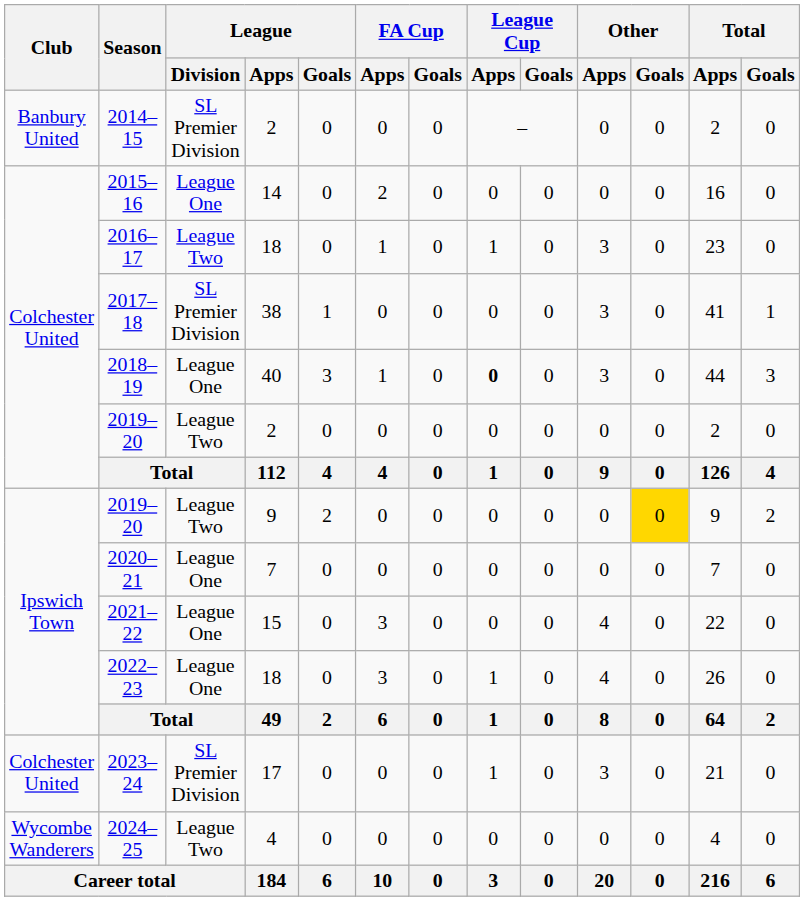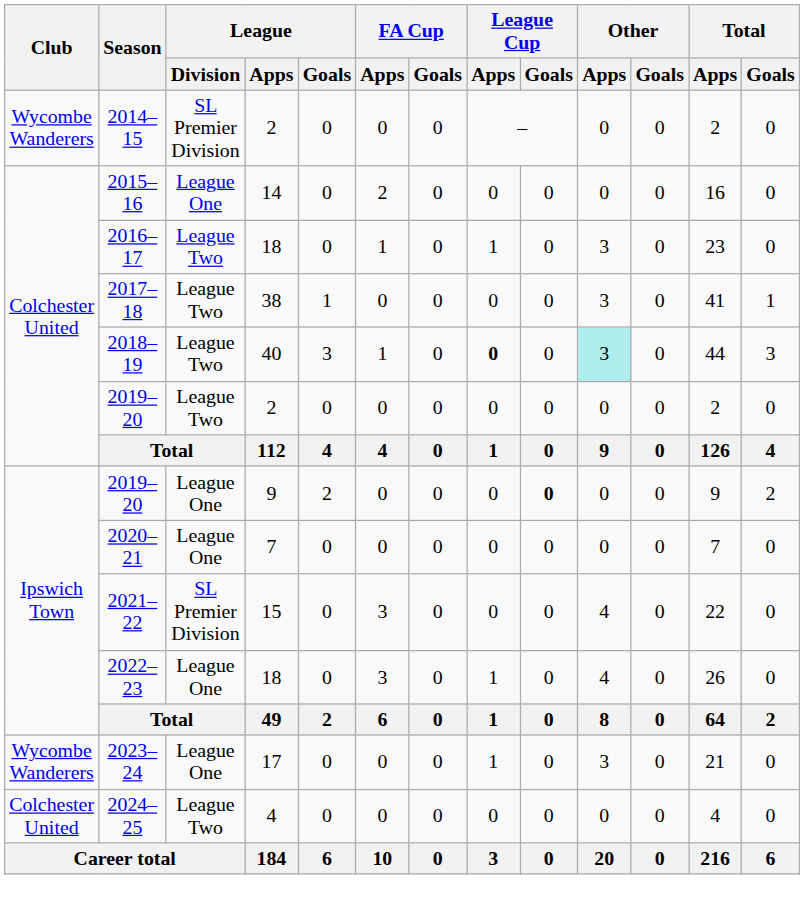(52, 127) Banbury United -> (52, 127) Wycombe Wanderers
(205, 311) SL Premier Division -> (205, 300) League Two
(205, 376) League One -> (205, 354) League Two
(604, 376) no background -> (604, 354) paleturquoise background
(205, 515) League Two -> (205, 493) League One
(549, 515) normal -> (549, 493) bold
(660, 515) gold background -> (660, 493) no background
(205, 623) League One -> (205, 611) SL Premier Division
(52, 773) Colchester United -> (52, 762) Wycombe Wanderers
(205, 773) SL Premier Division -> (205, 762) League One
(52, 838) Wycombe Wanderers -> (52, 815) Colchester United
